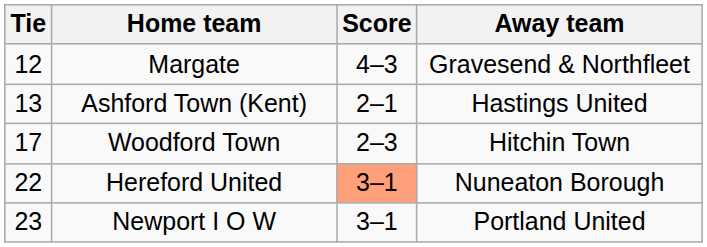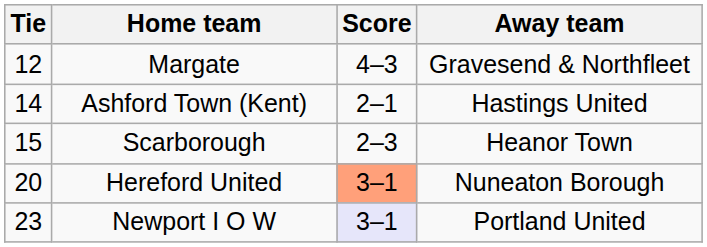(28, 103) 13 -> (28, 103) 14
+ row: (194, 143)
- row: (194, 143)
(28, 182) 22 -> (28, 182) 20
(377, 222) no background -> (377, 222) lavender background
